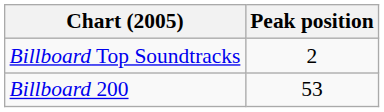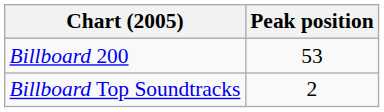rows swapped: (69, 89) <-> (125, 55)
